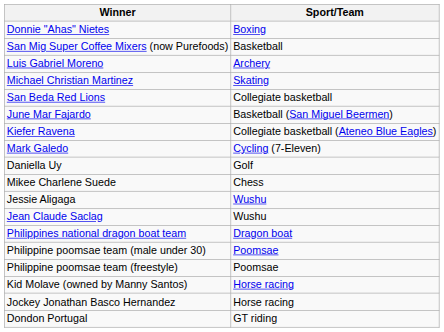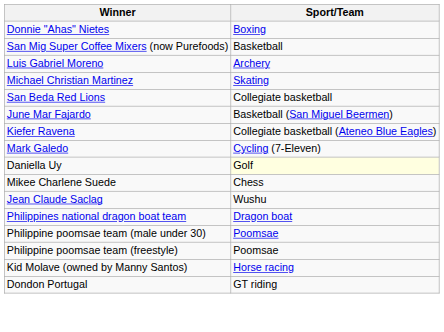(243, 166) no background -> (243, 166) lightyellow background
- row: (41, 200)
- row: (91, 302)
